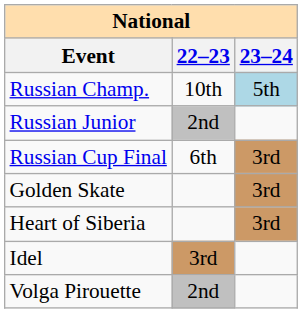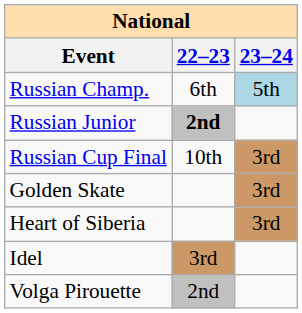(203, 88) 10th -> (203, 88) 6th
(203, 122) normal -> (203, 122) bold
(203, 156) 6th -> (203, 156) 10th
